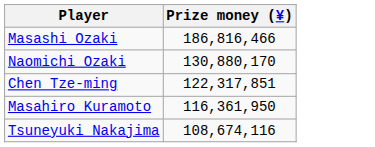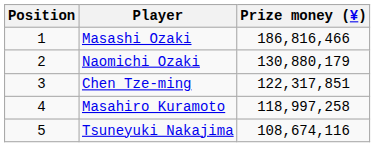+ column: (42, 16)
(229, 62) 130,880,170 -> (304, 62) 130,880,179
(229, 108) 116,361,950 -> (304, 108) 118,997,258
